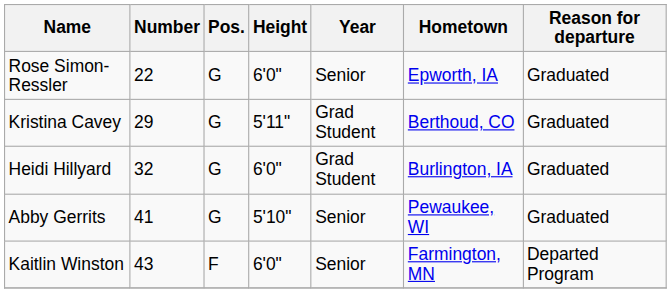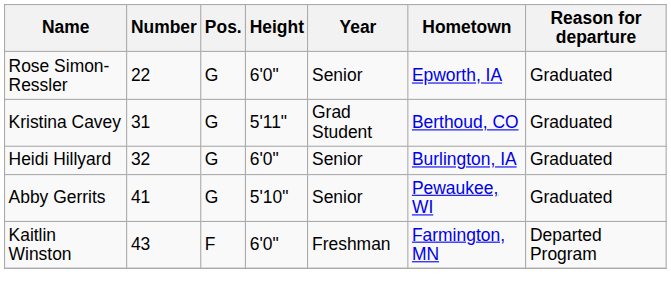(144, 122) 29 -> (141, 122) 31
(345, 169) Grad Student -> (337, 160) Senior
(340, 264) Senior -> (351, 244) Freshman
